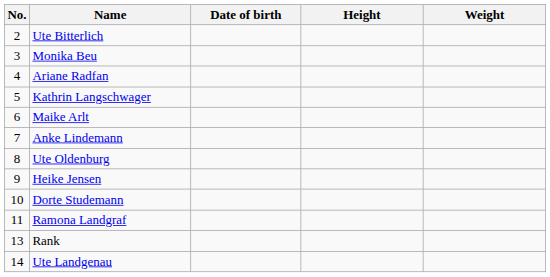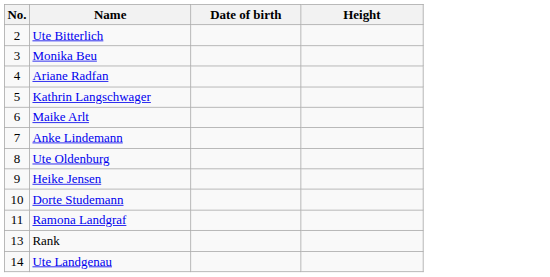- column: (485, 14)
